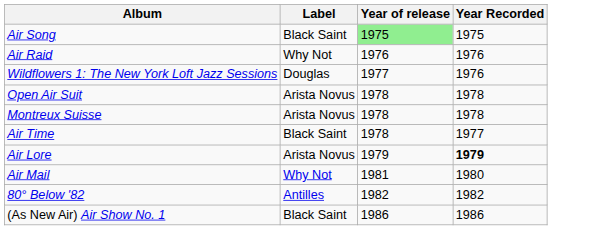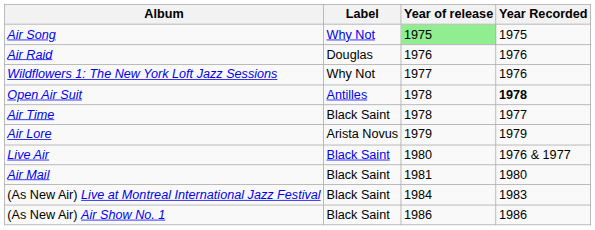(315, 34) Black Saint -> (351, 34) Why Not
(307, 54) Why Not -> (350, 54) Douglas
(306, 74) Douglas -> (351, 74) Why Not
(319, 94) Arista Novus -> (347, 94) Antilles
(470, 94) normal -> (513, 94) bold
- row: (54, 114)
(470, 154) bold -> (513, 134) normal
+ row: (28, 154)
(307, 174) Why Not -> (358, 174) Black Saint
- row: (46, 194)
+ row: (164, 194)
